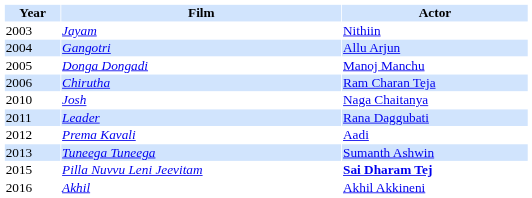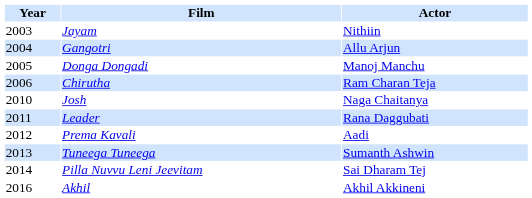(19, 170) 2015 -> (19, 170) 2014
(388, 170) bold -> (384, 170) normal
